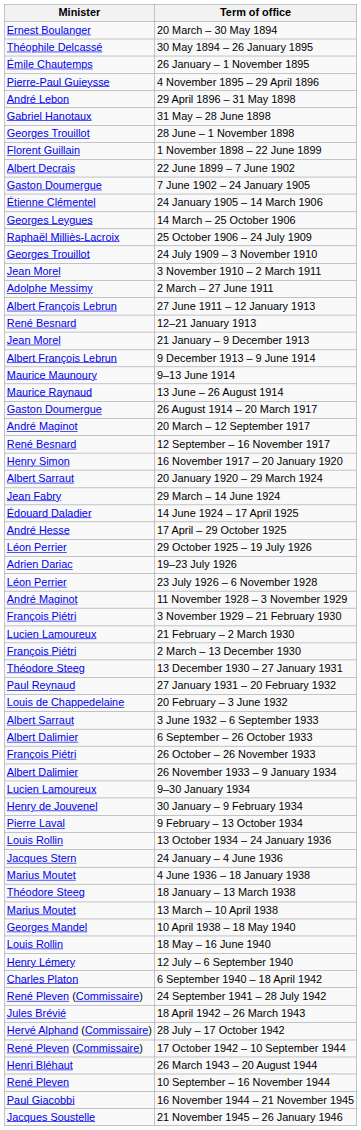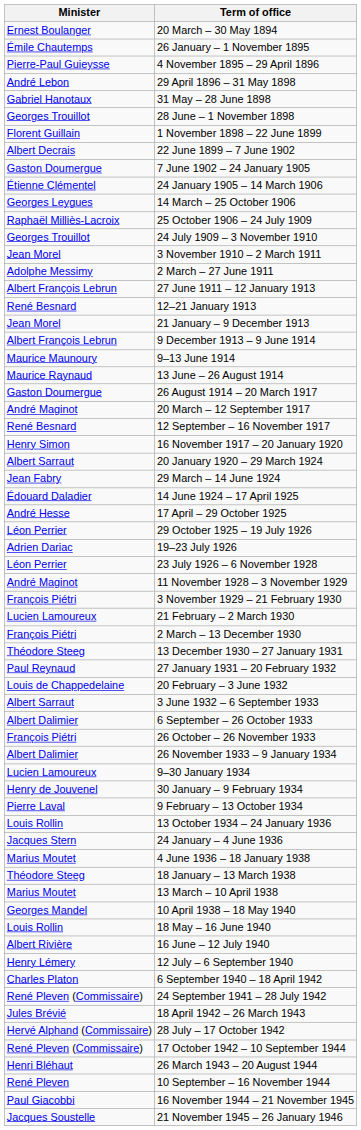- row: (235, 47)
+ row: (213, 944)
